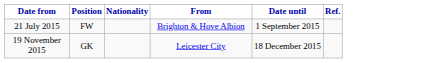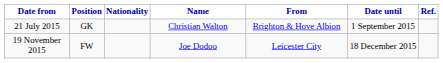+ column: (198, 12)
(87, 26) FW -> (87, 26) GK
(87, 46) GK -> (87, 46) FW
